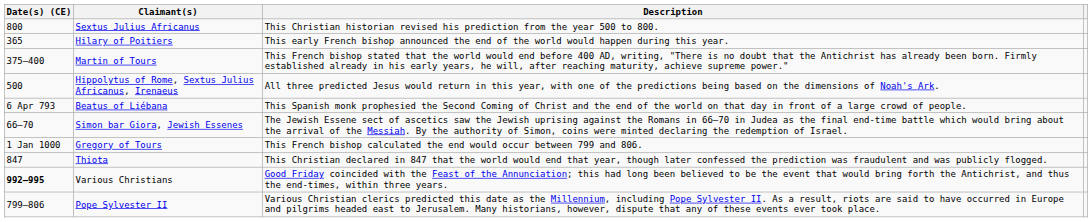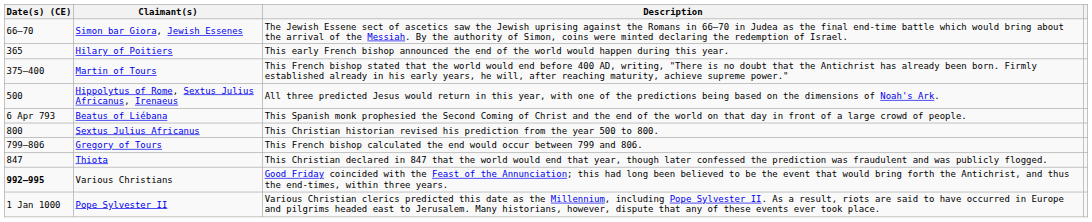rows swapped: (159, 125) <-> (138, 26)
(33, 145) 1 Jan 1000 -> (25, 145) 799–806
(25, 204) 799–806 -> (33, 204) 1 Jan 1000
